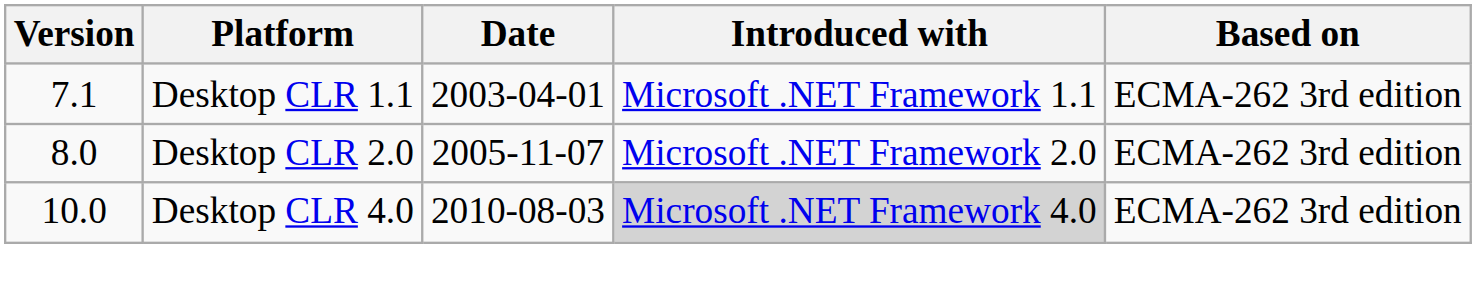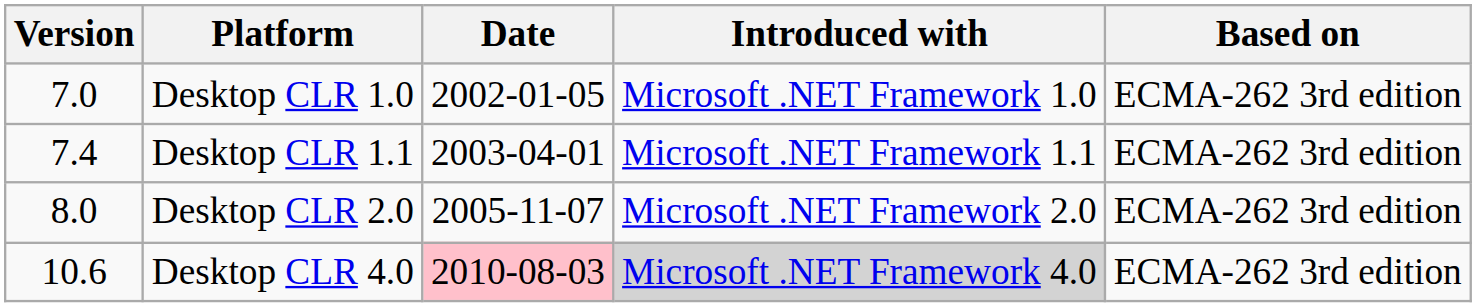+ row: (283, 93)
(74, 93) 7.1 -> (74, 152) 7.4
(74, 211) 10.0 -> (74, 270) 10.6
(518, 211) no background -> (518, 270) pink background
